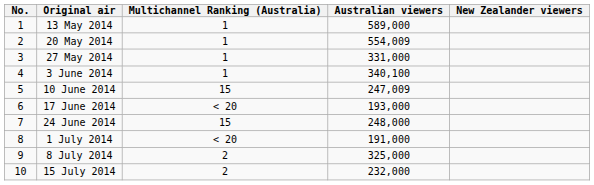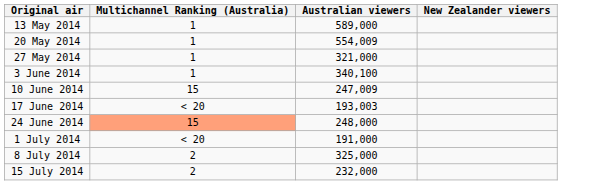- column: (21, 11)
(389, 57) 331,000 -> (357, 57) 321,000
(389, 106) 193,000 -> (357, 106) 193,003
(225, 123) no background -> (193, 123) lightsalmon background
